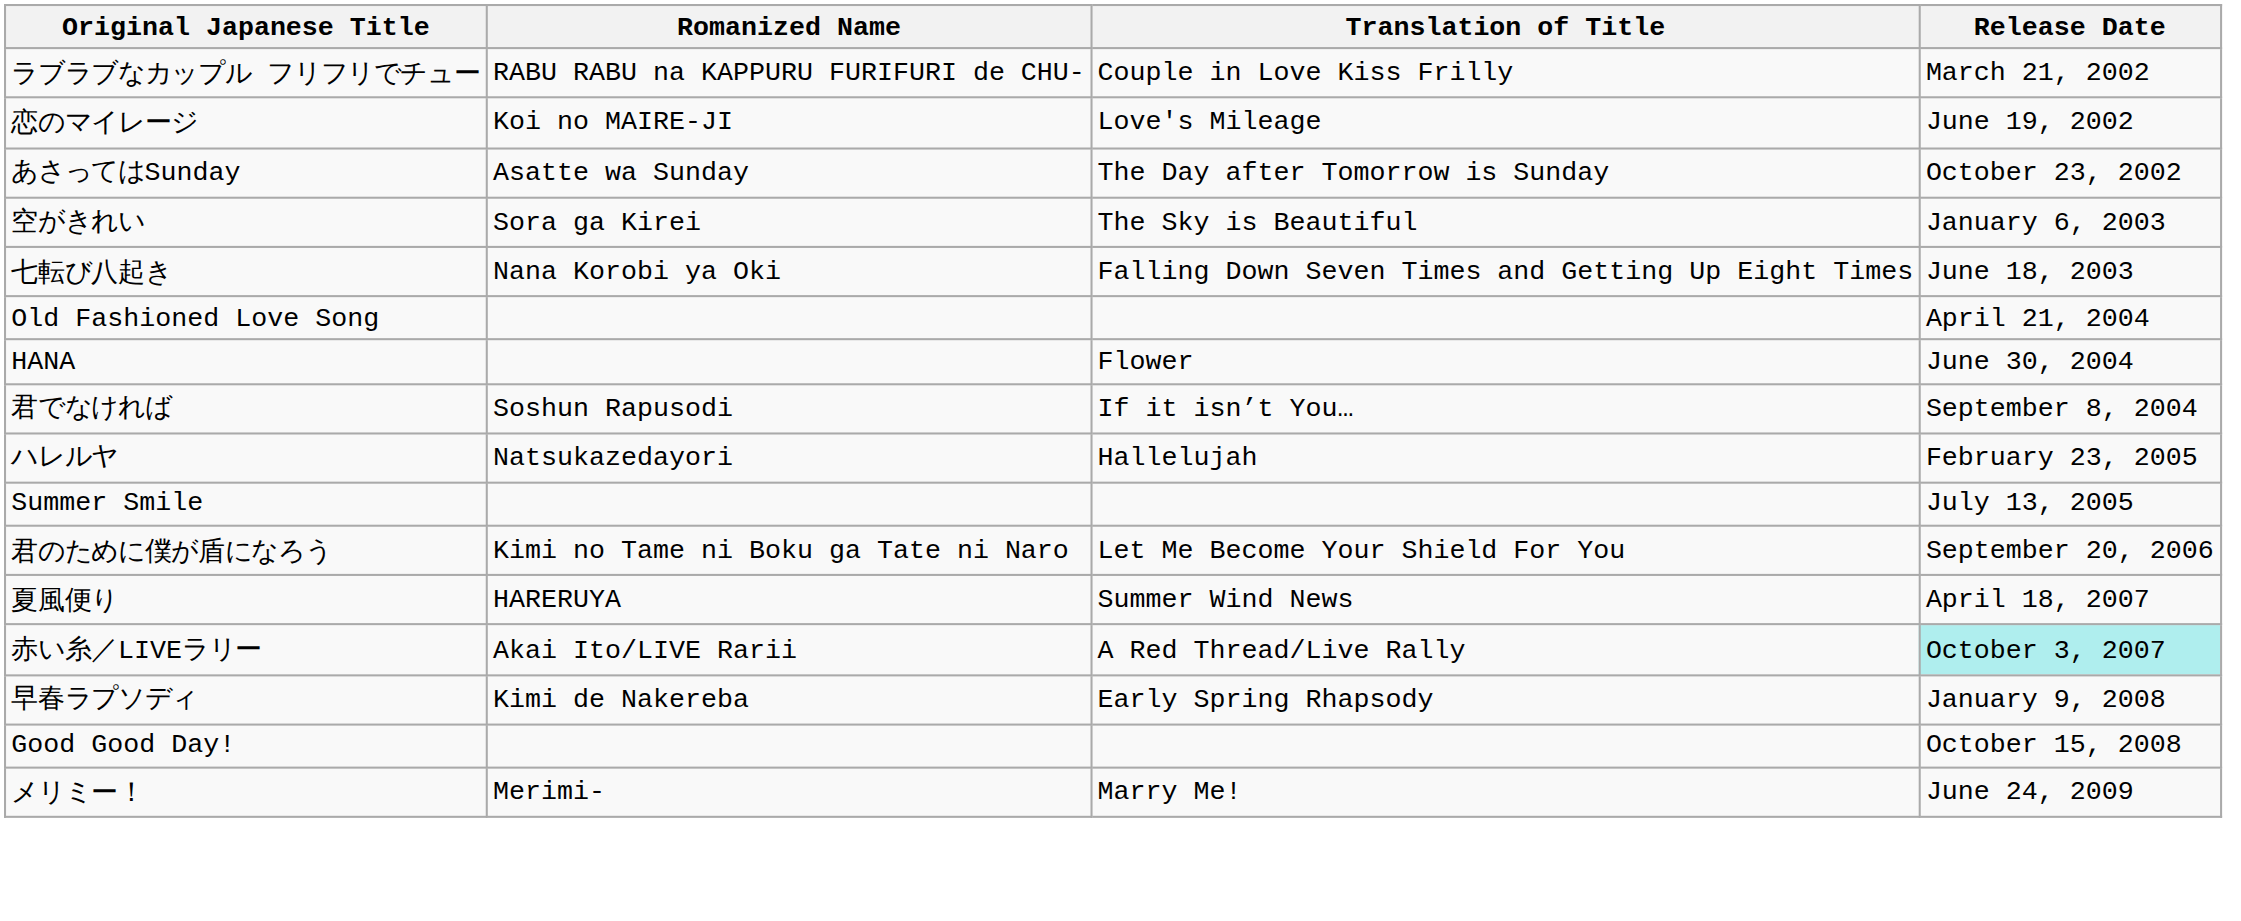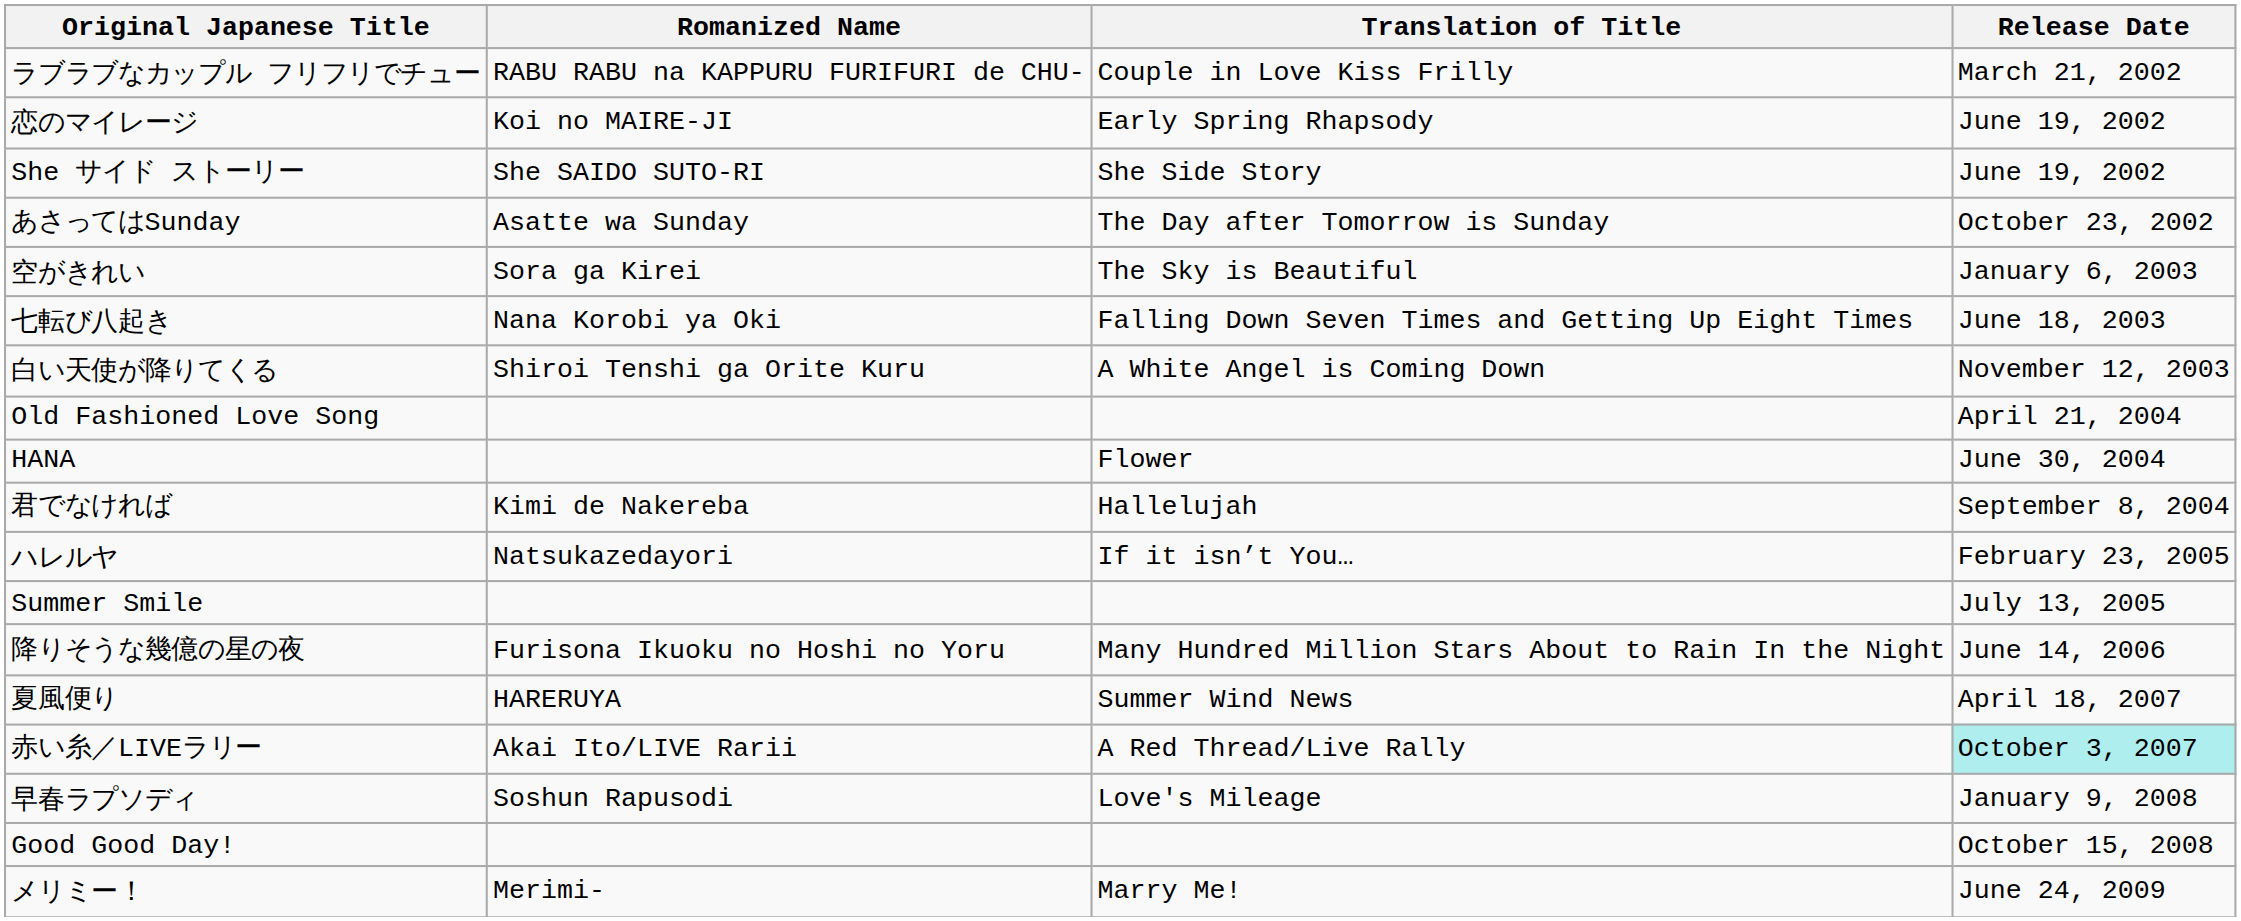(1209, 123) Love's Mileage -> (1265, 123) Early Spring Rhapsody
+ row: (158, 173)
+ row: (145, 372)
(613, 408) Soshun Rapusodi -> (621, 507) Kimi de Nakereba
(1225, 408) If it isn’t You… -> (1178, 507) Hallelujah
(1178, 458) Hallelujah -> (1225, 557) If it isn’t You…
+ row: (158, 651)
- row: (171, 552)
(621, 699) Kimi de Nakereba -> (613, 799) Soshun Rapusodi
(1265, 699) Early Spring Rhapsody -> (1209, 799) Love's Mileage
